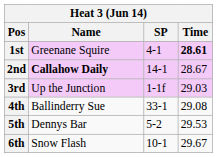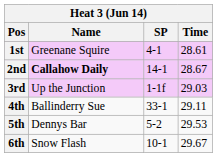(194, 50) bold -> (194, 50) normal
(194, 106) 29.08 -> (194, 106) 29.11
